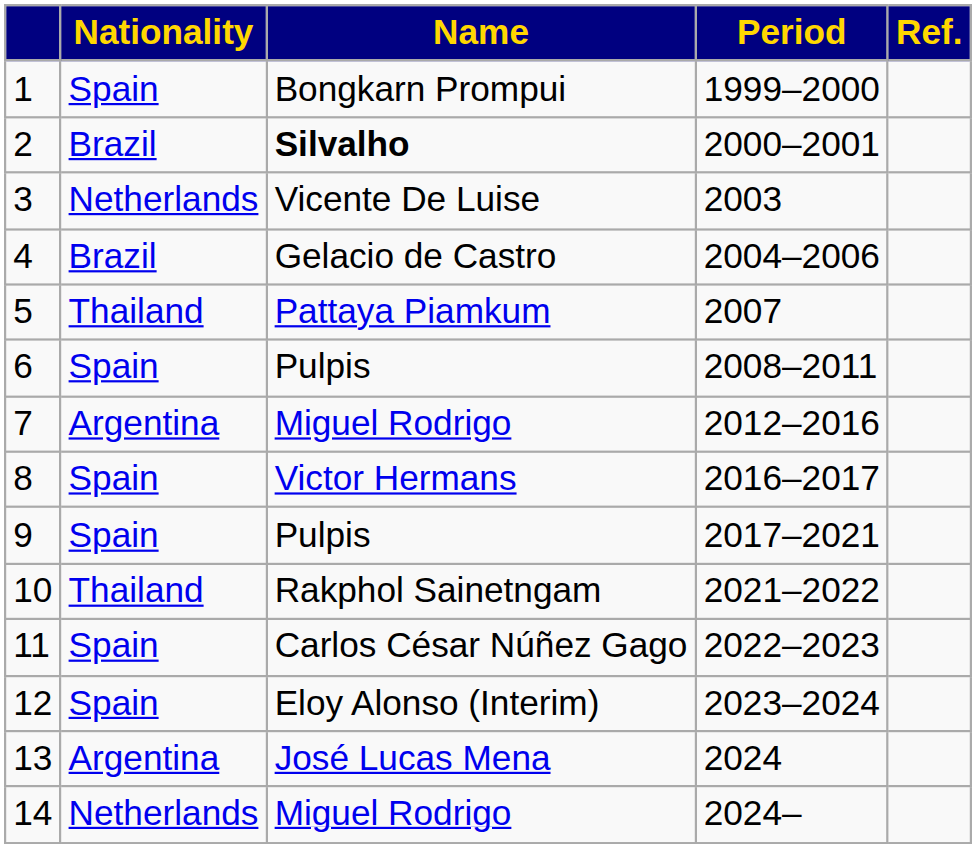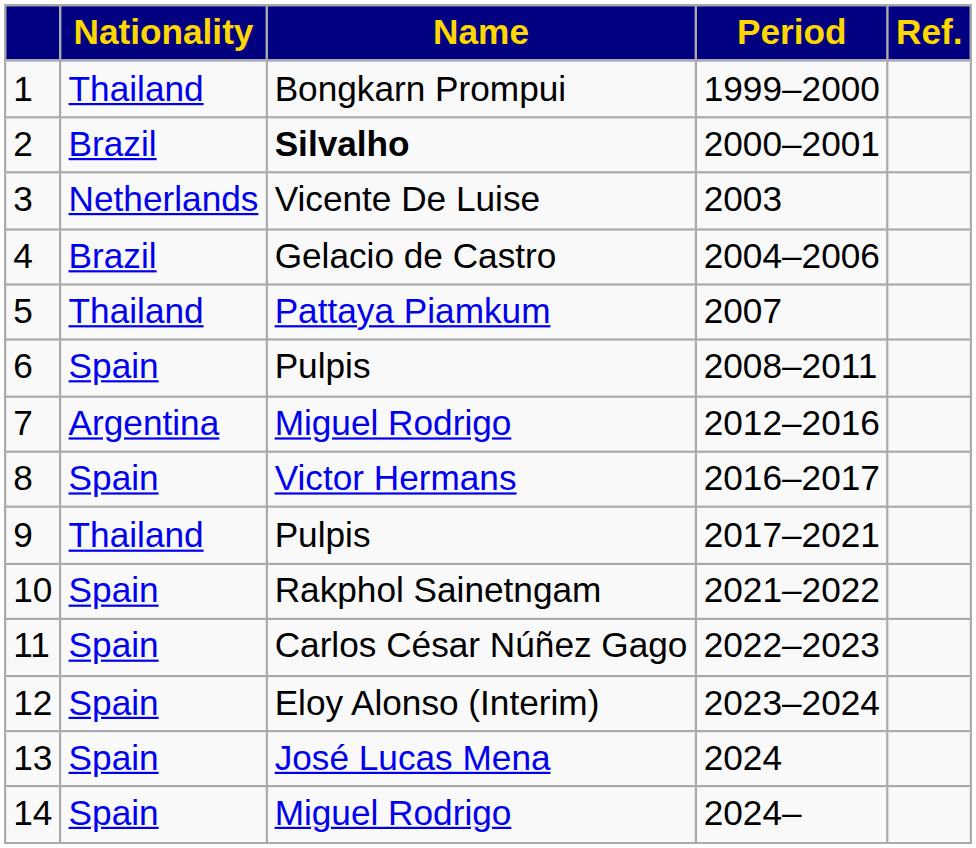(114, 88) Spain -> (136, 88) Thailand
(114, 534) Spain -> (136, 534) Thailand
(136, 590) Thailand -> (114, 590) Spain
(144, 758) Argentina -> (114, 758) Spain
(164, 813) Netherlands -> (114, 813) Spain
